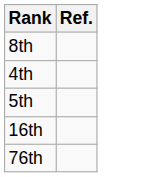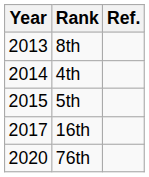+ column: (28, 18)
